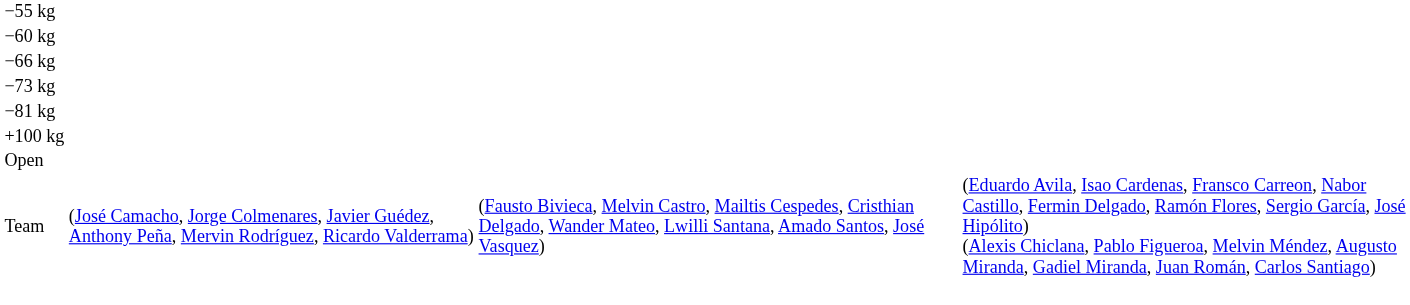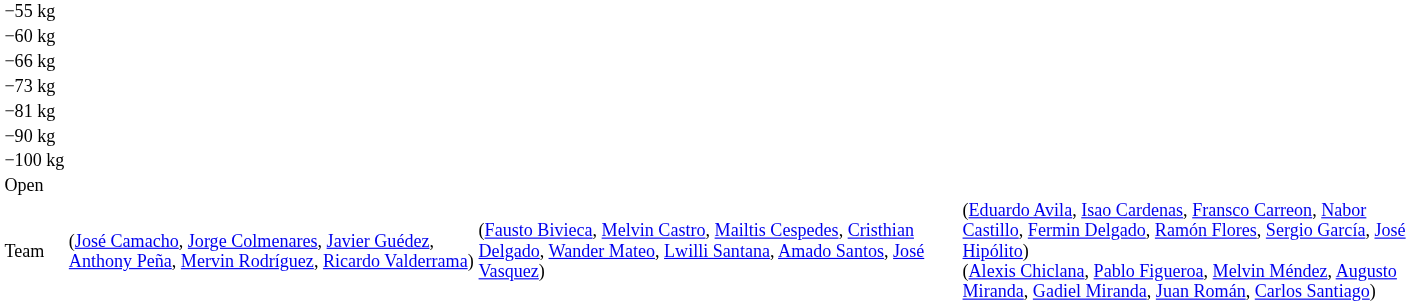+ row: (30, 135)
+ row: (34, 160)
- row: (34, 135)
